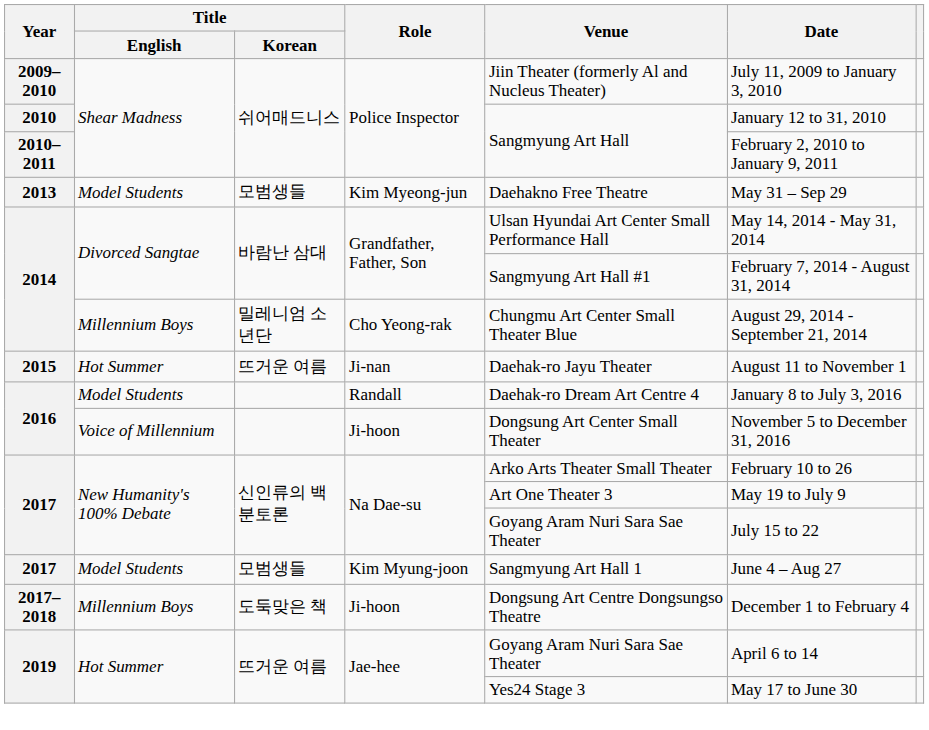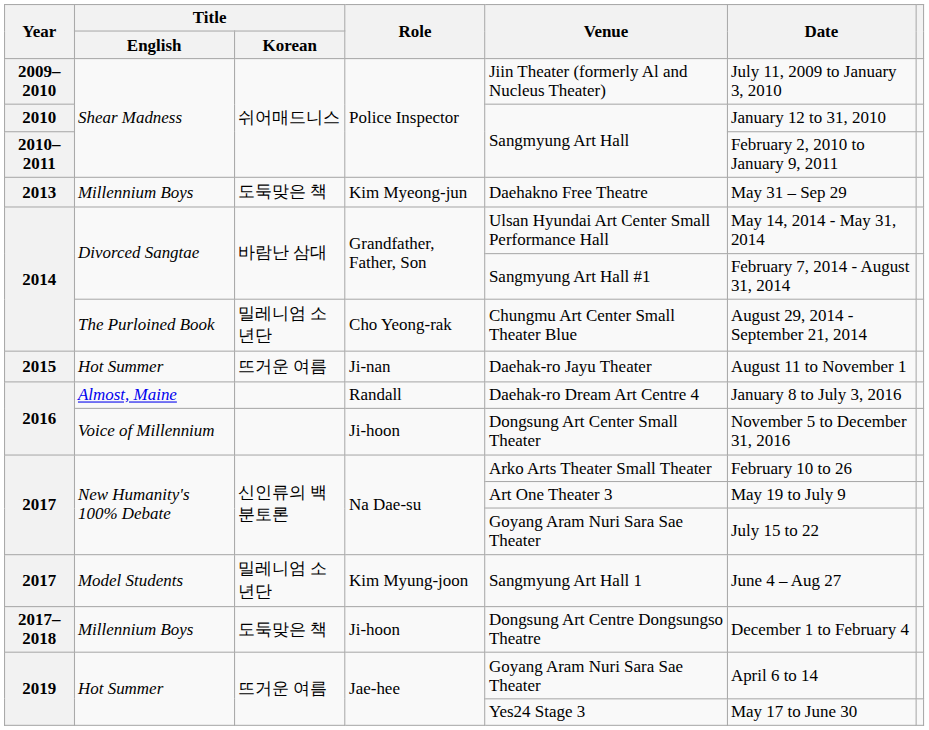(130, 192) Model Students -> (136, 192) Millennium Boys
(272, 191) 모범생들 -> (283, 191) 도둑맞은 책
(136, 325) Millennium Boys -> (146, 325) The Purloined Book
(130, 395) Model Students -> (127, 395) Almost, Maine
(272, 568) 모범생들 -> (283, 579) 밀레니엄 소년단
